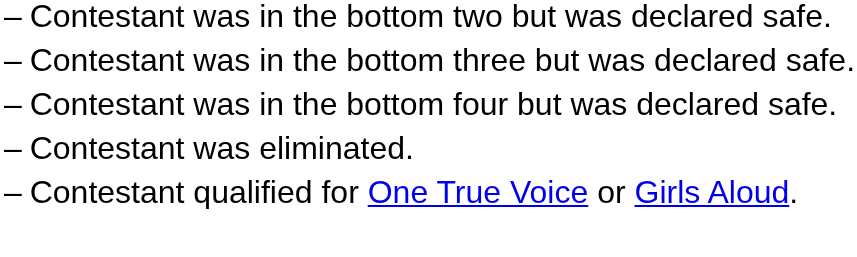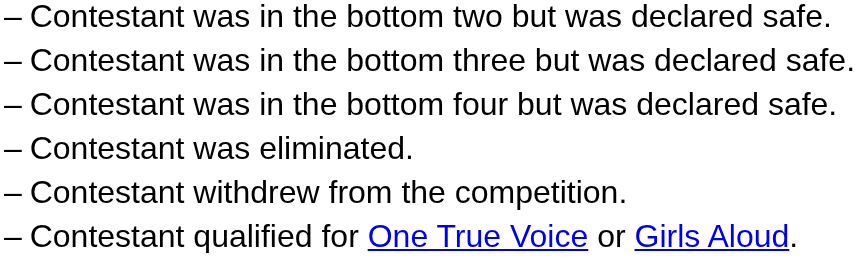+ row: (328, 192)
